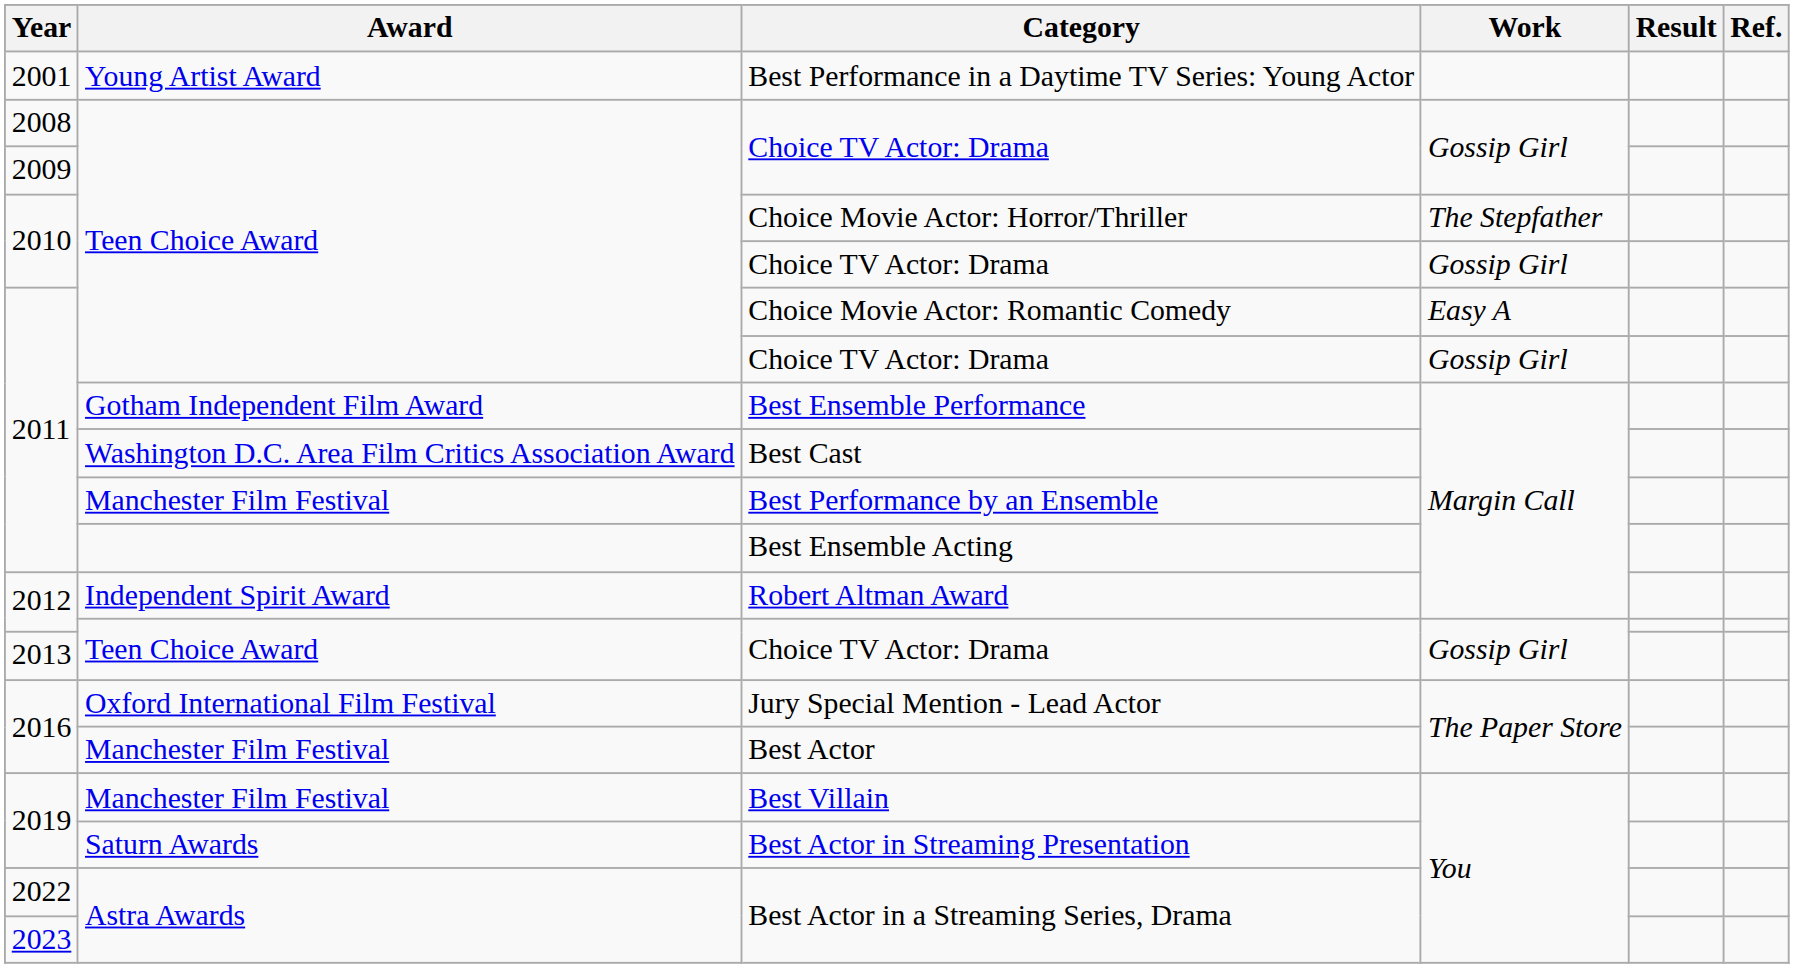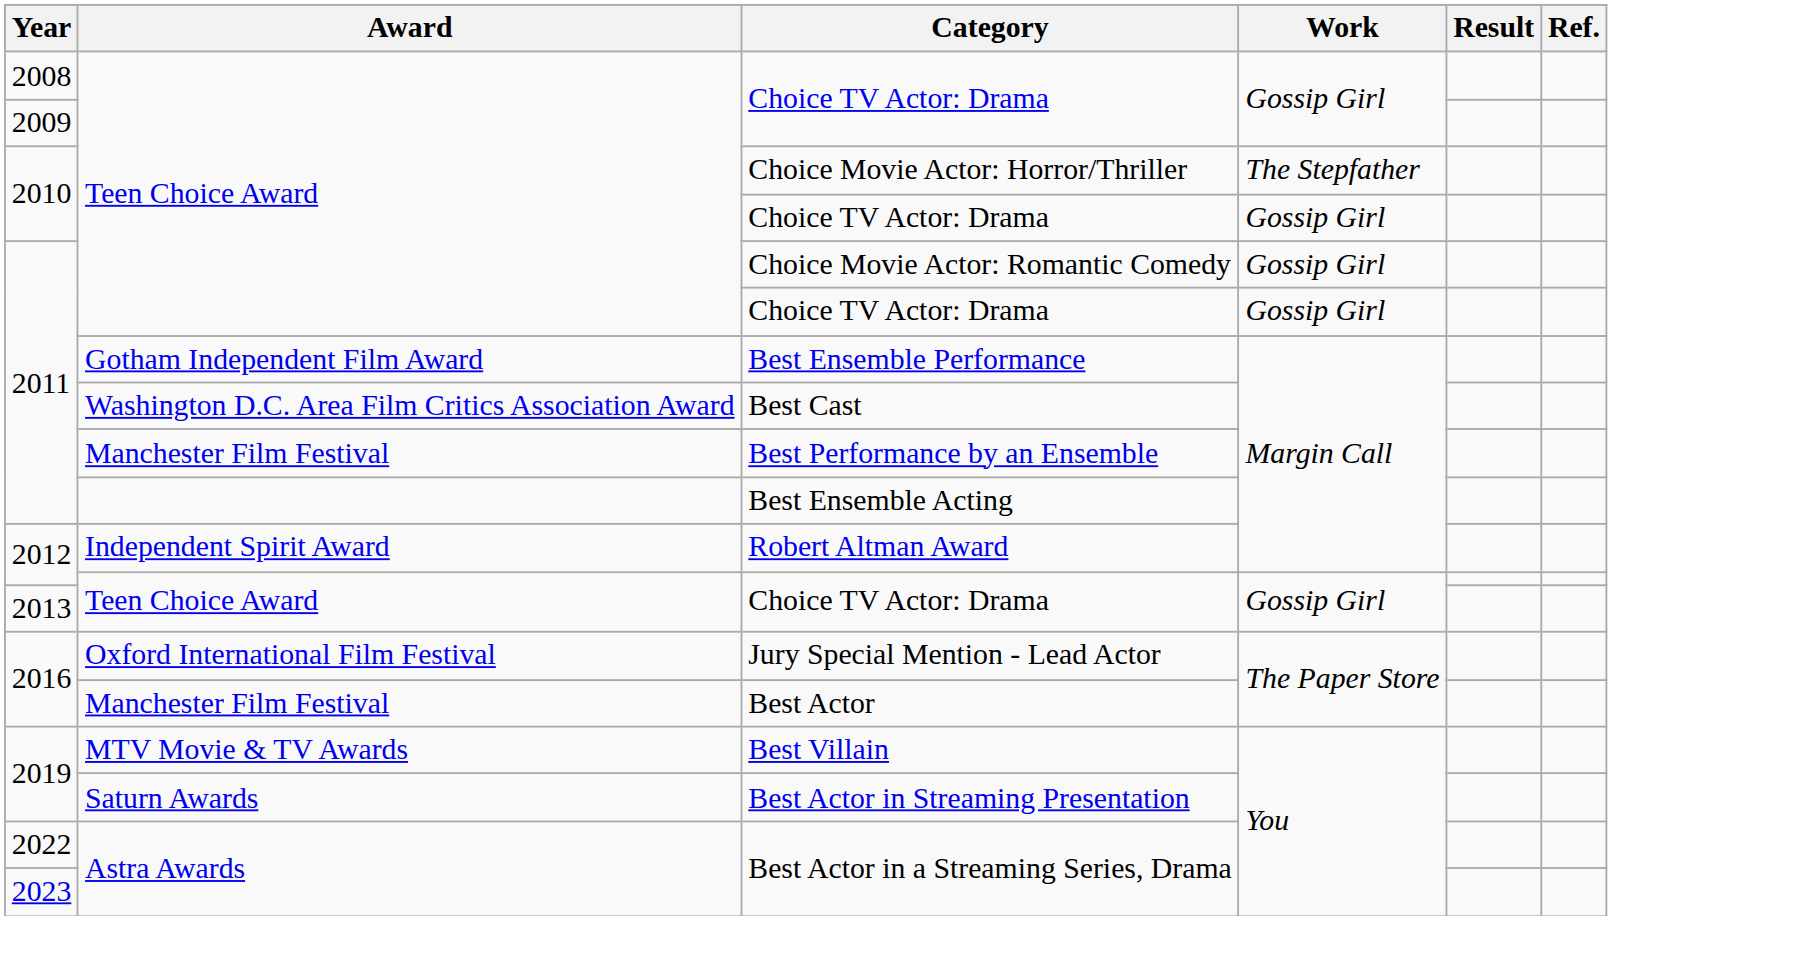- row: (42, 75)
(1469, 311) Easy A -> (1315, 264) Gossip Girl
(237, 796) Manchester Film Festival -> (247, 749) MTV Movie & TV Awards
